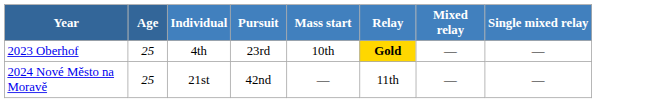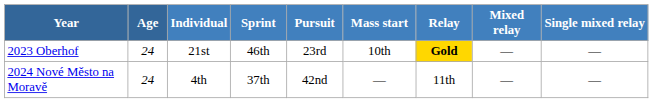+ column: (258, 22)
(148, 51) 25 -> (148, 51) 24
(199, 51) 4th -> (199, 51) 21st
(148, 79) 25 -> (148, 79) 24
(199, 79) 21st -> (199, 79) 4th
